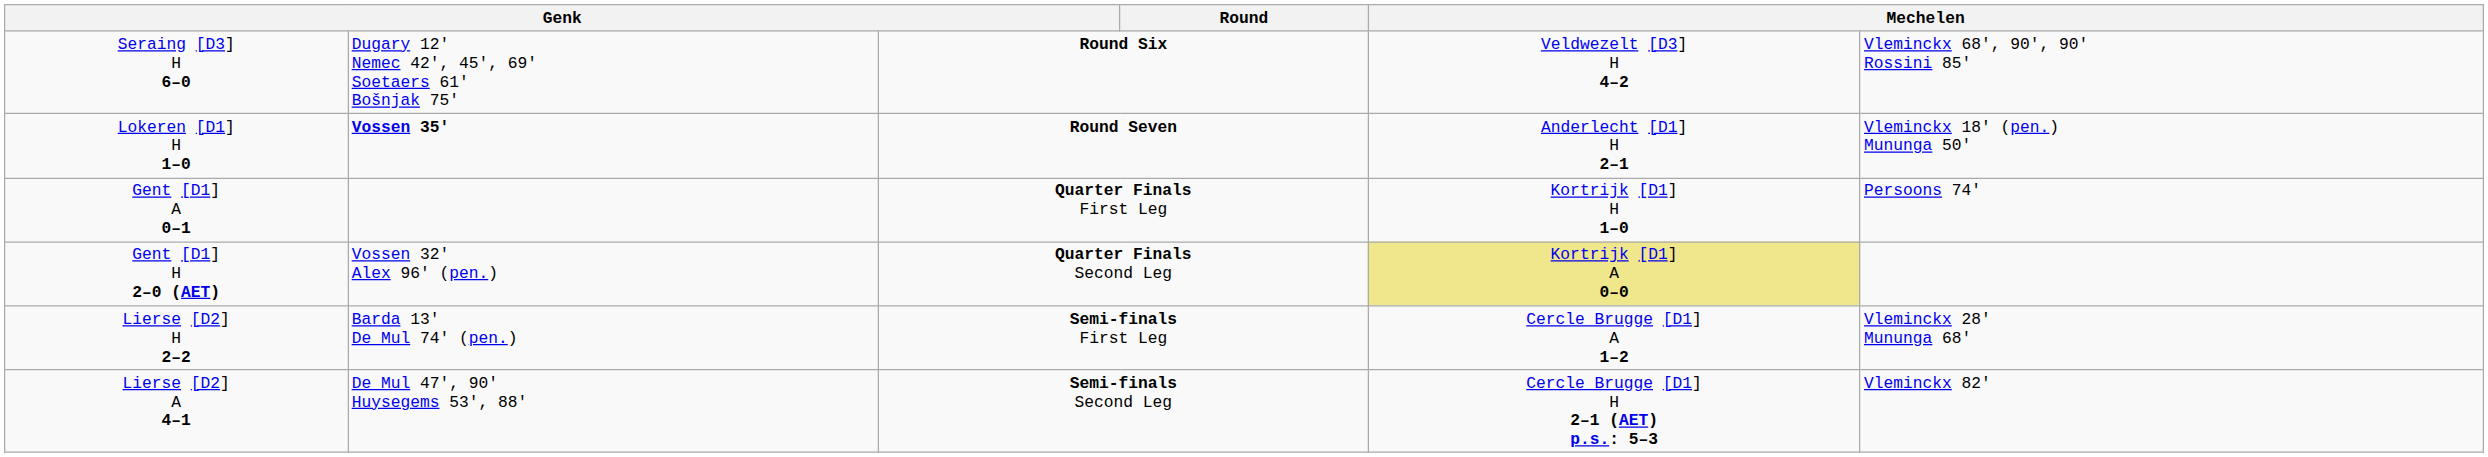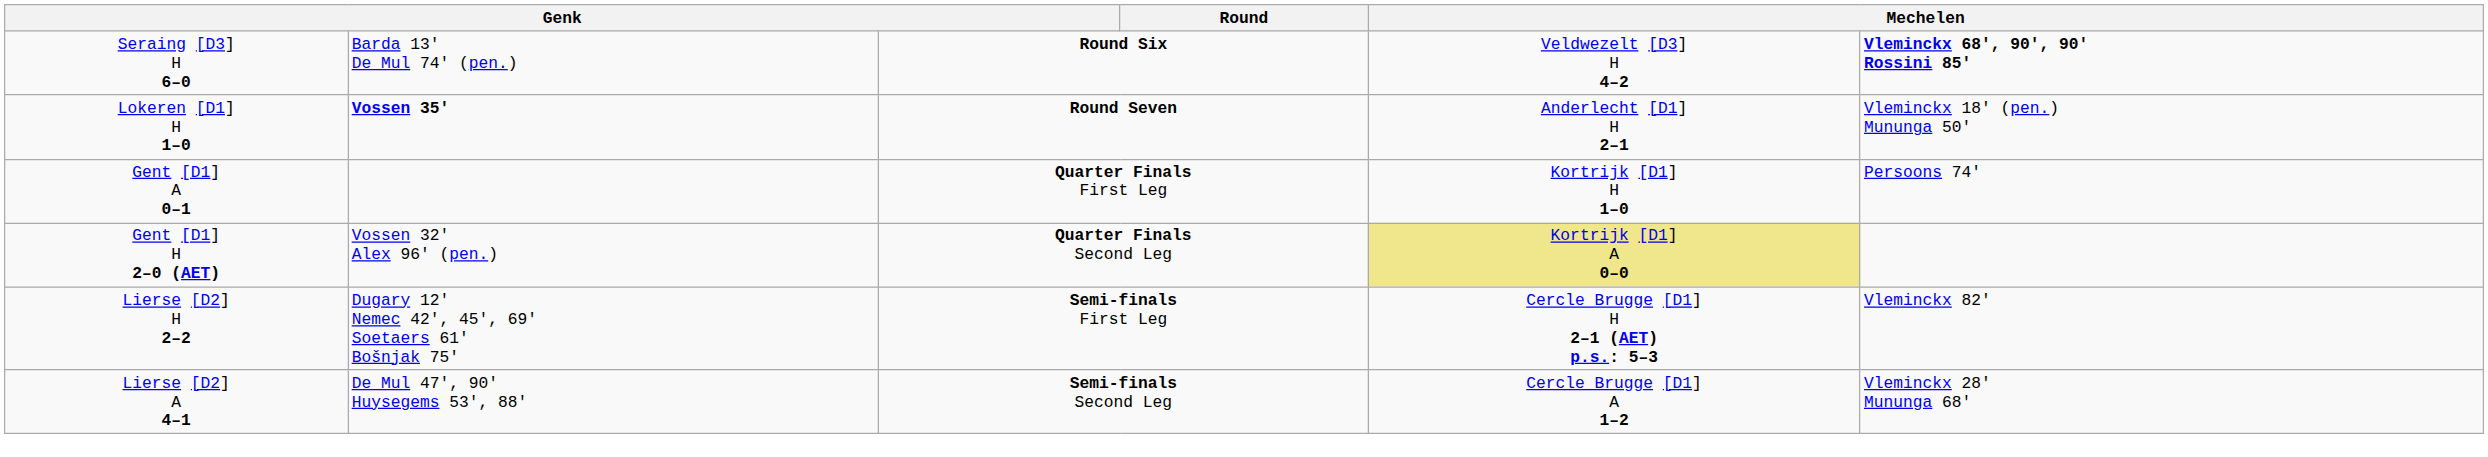(444, 72) Dugary 12' Nemec 42', 45', 69' Soetaers 61' Bošnjak 75' -> (435, 54) Barda 13' De Mul 74' (pen.)
(1976, 54) normal -> (1976, 54) bold
(435, 328) Barda 13' De Mul 74' (pen.) -> (444, 328) Dugary 12' Nemec 42', 45', 69' Soetaers 61' Bošnjak 75'
(1614, 338) Cercle Brugge [D1] A 1–2 -> (1614, 328) Cercle Brugge [D1] H 2–1 (AET) p.s.: 5–3
(1927, 328) Vleminckx 28' Mununga 68' -> (1927, 300) Vleminckx 82'
(1614, 411) Cercle Brugge [D1] H 2–1 (AET) p.s.: 5–3 -> (1614, 402) Cercle Brugge [D1] A 1–2
(1927, 383) Vleminckx 82' -> (1927, 392) Vleminckx 28' Mununga 68'
